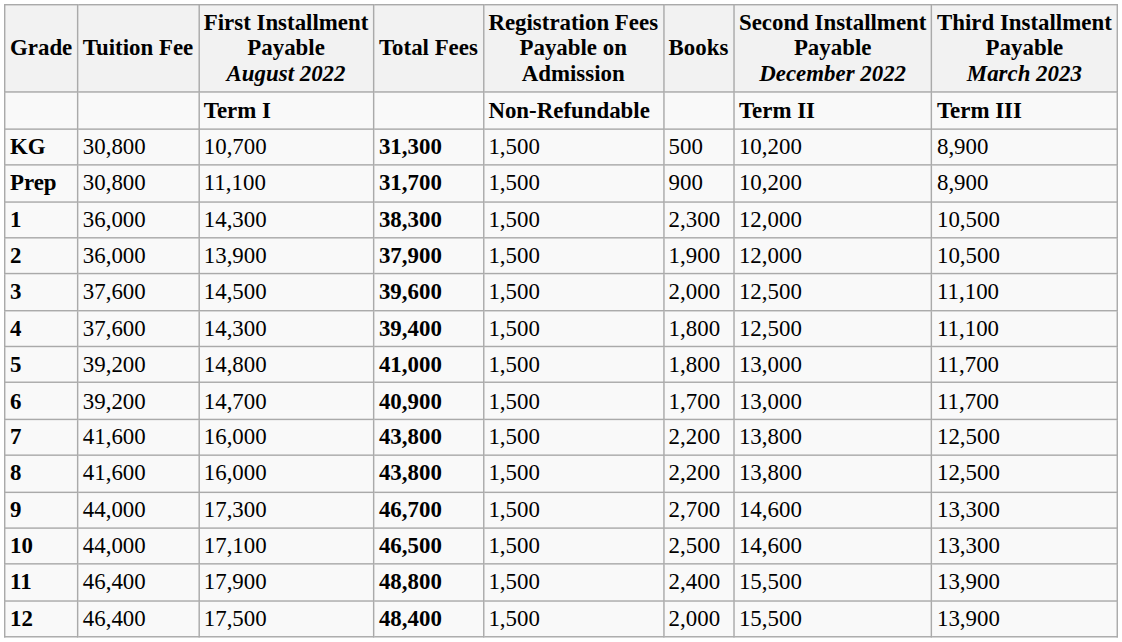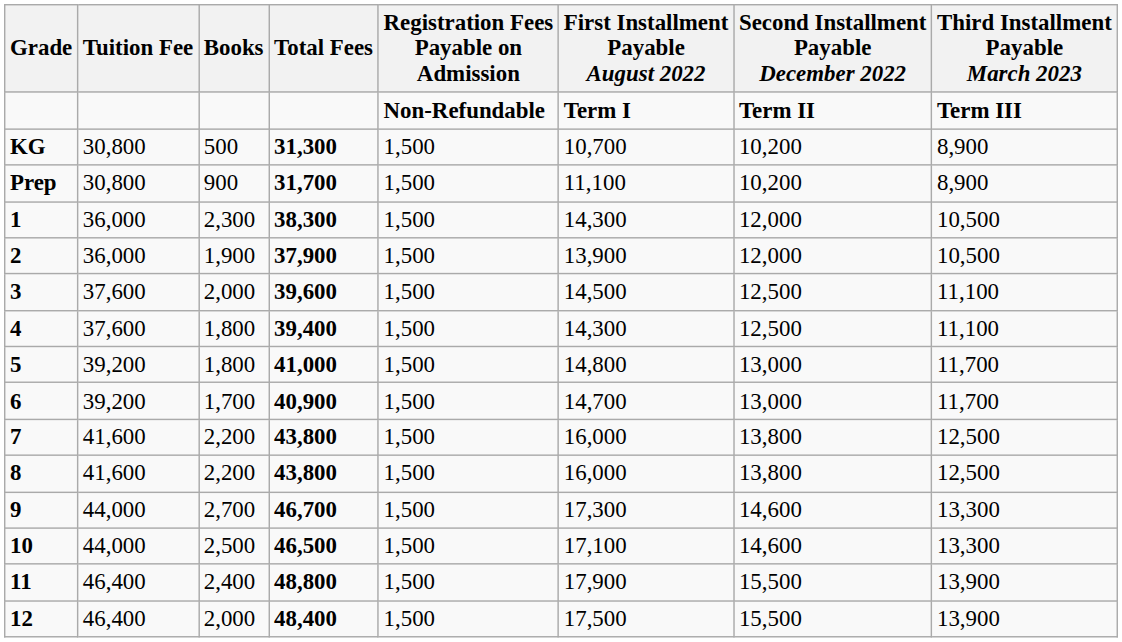columns swapped: (698, 48) <-> (286, 48)
